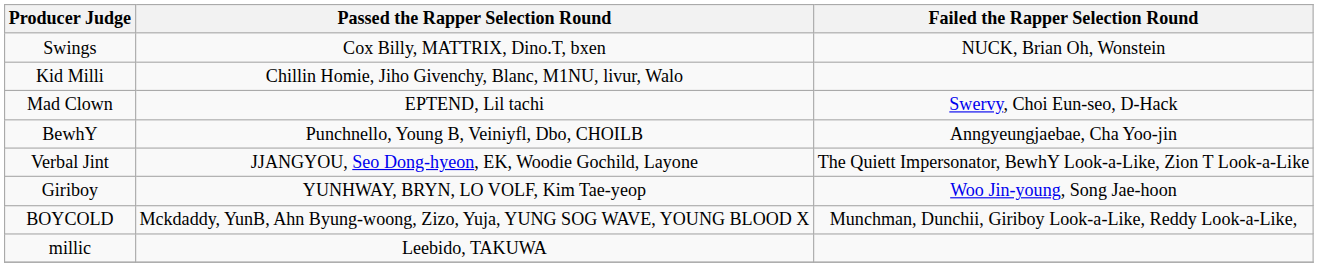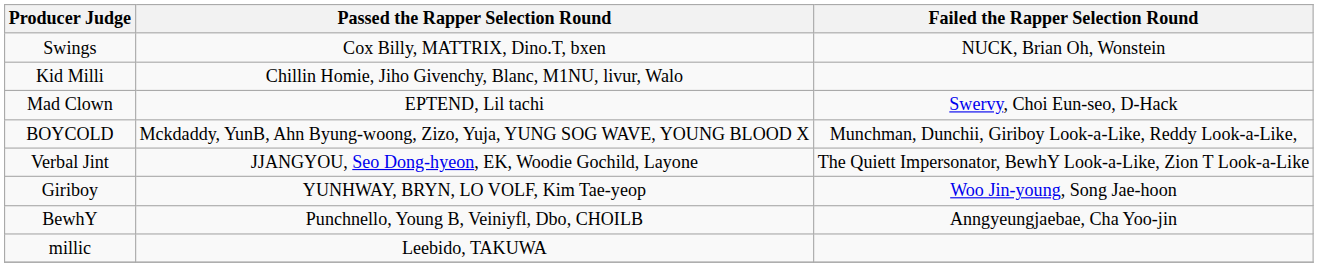rows swapped: (70, 219) <-> (70, 133)
